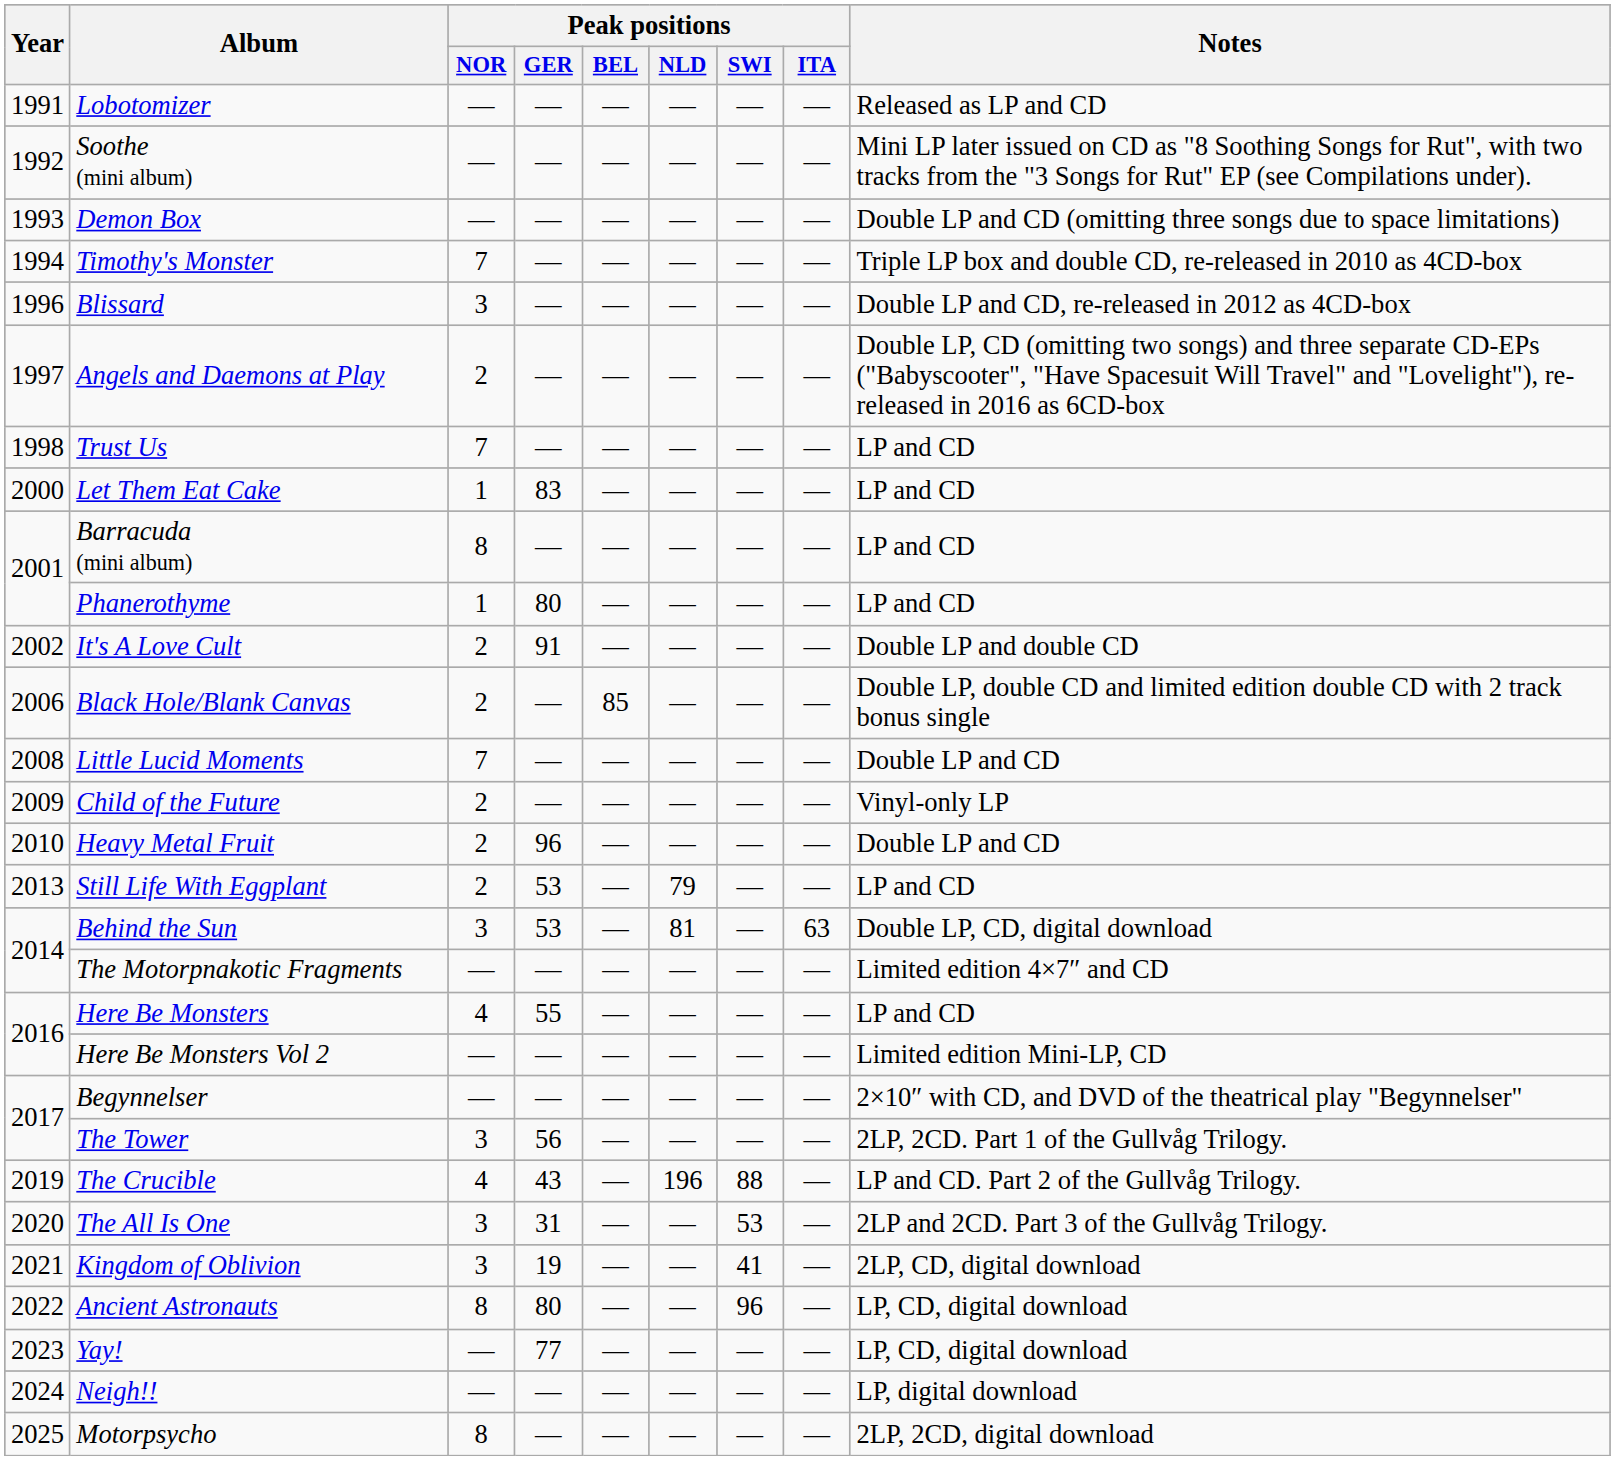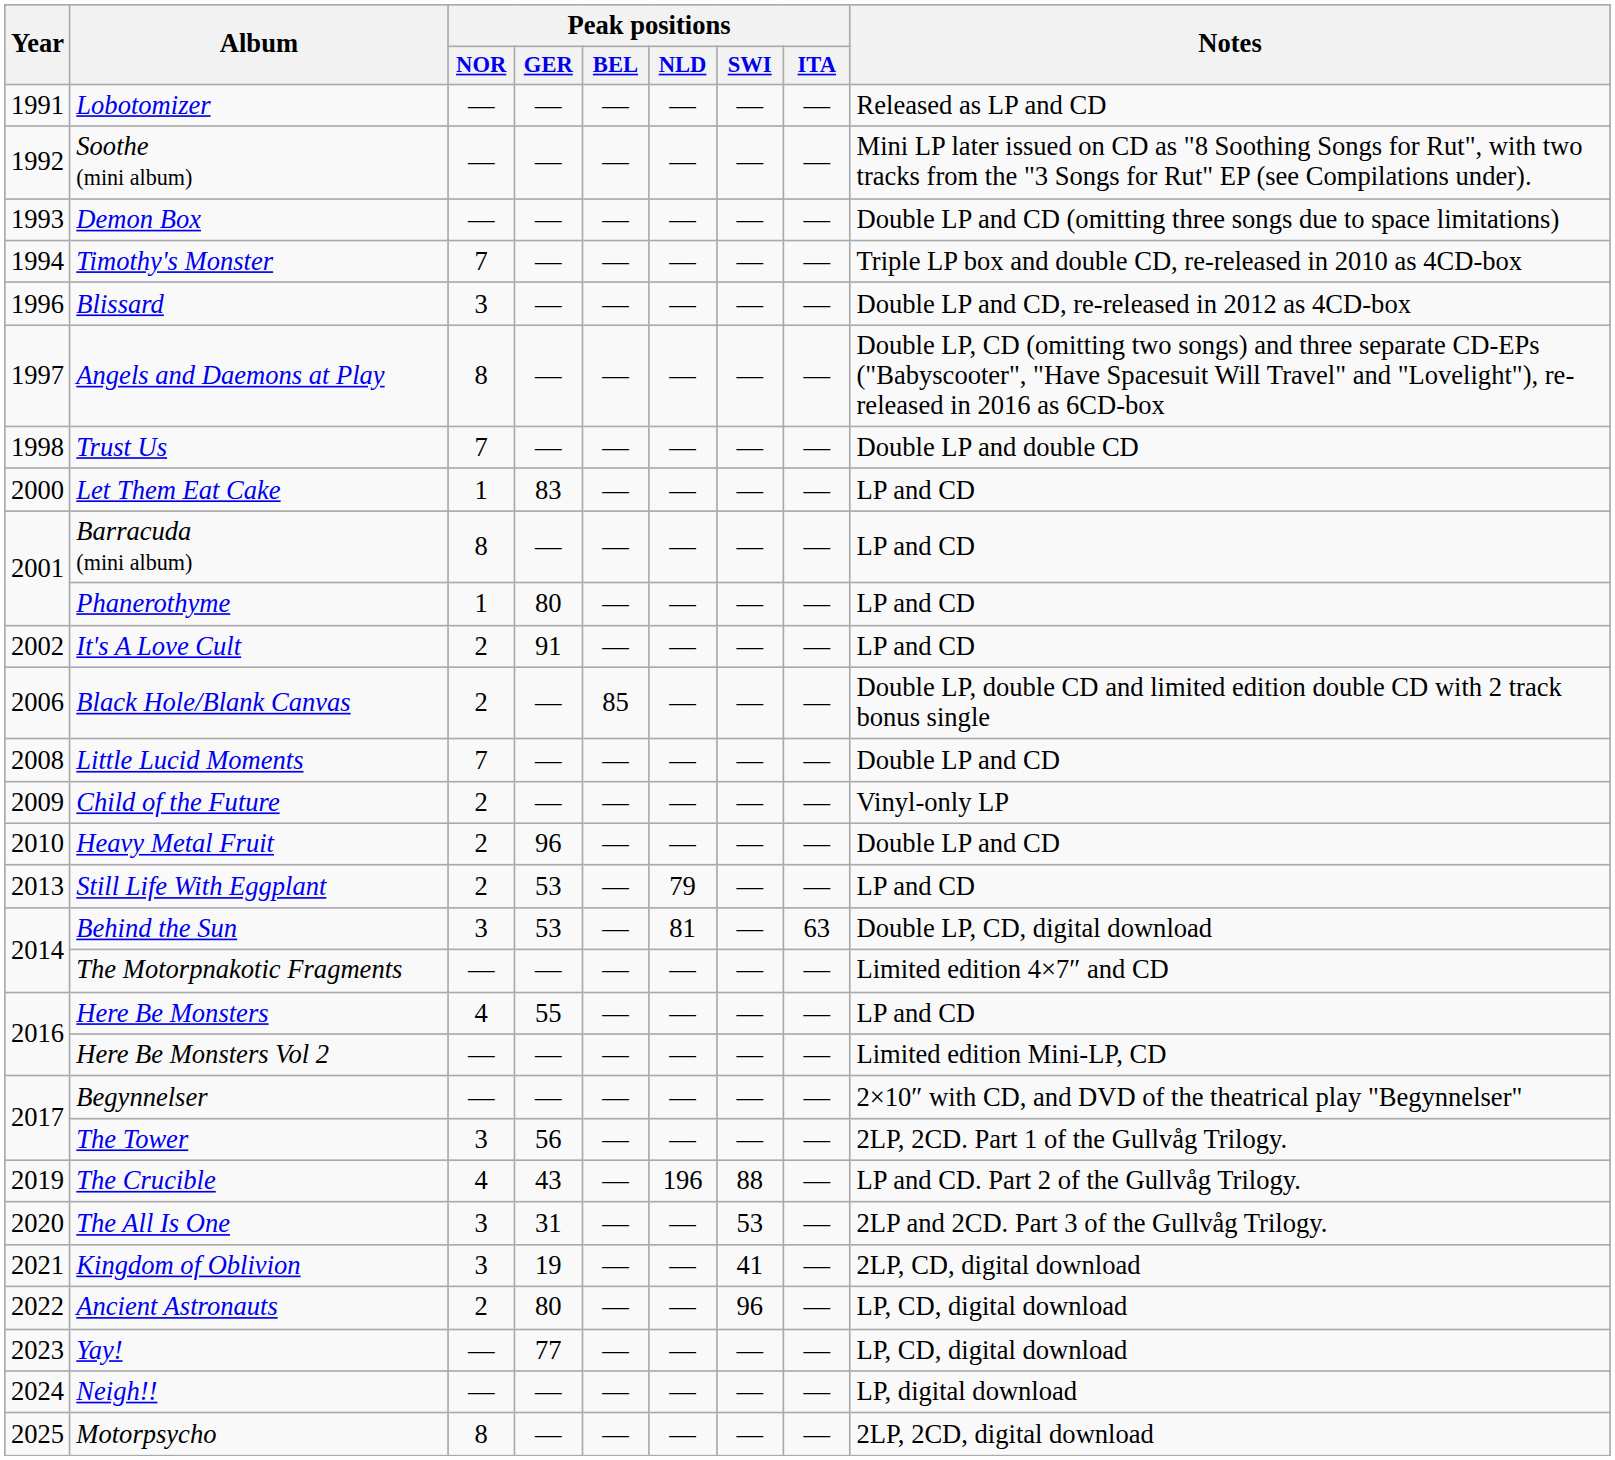(481, 375) 2 -> (481, 375) 8
(916, 447) LP and CD -> (998, 447) Double LP and double CD
(998, 645) Double LP and double CD -> (916, 645) LP and CD
(481, 1307) 8 -> (481, 1307) 2
